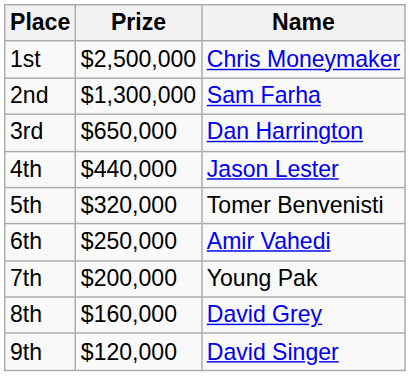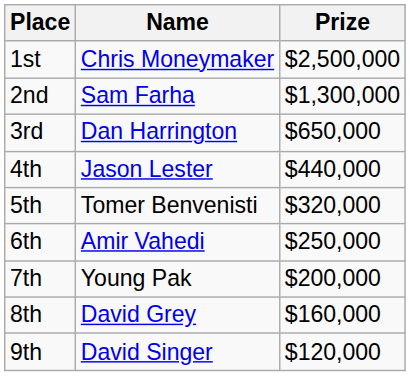columns swapped: (303, 22) <-> (139, 22)
